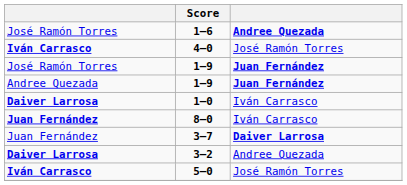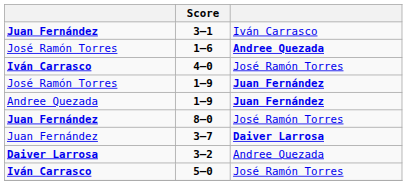+ row: (52, 31)
- row: (52, 101)
(275, 119) Iván Carrasco -> (288, 119) José Ramón Torres
